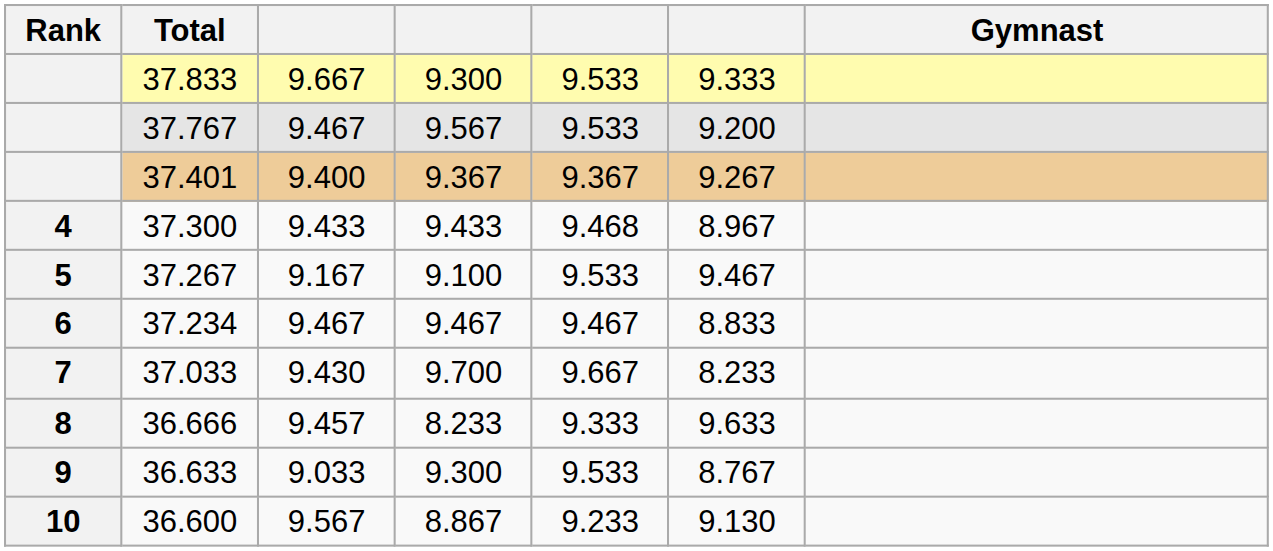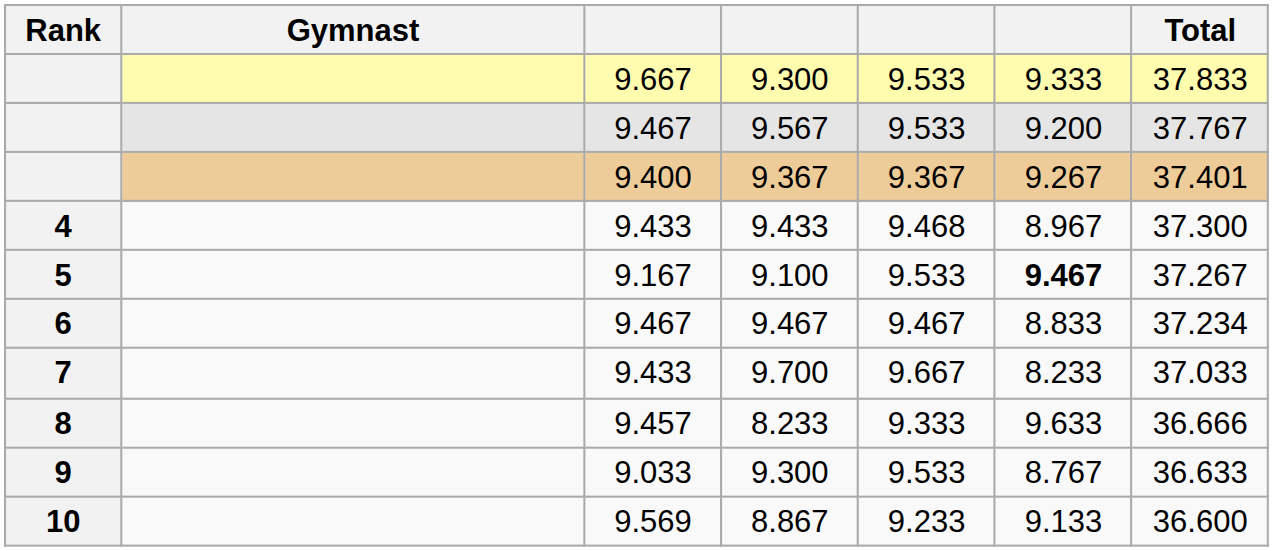columns swapped: (1037, 30) <-> (190, 30)
(737, 275) normal -> (1063, 275) bold
(327, 373) 9.430 -> (653, 373) 9.433
(327, 521) 9.567 -> (653, 521) 9.569
(737, 521) 9.130 -> (1063, 521) 9.133
